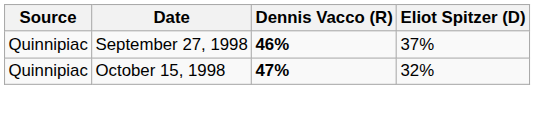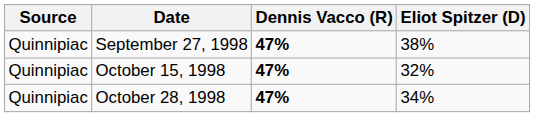(272, 44) 46% -> (272, 44) 47%
(417, 44) 37% -> (417, 44) 38%
+ row: (160, 97)
